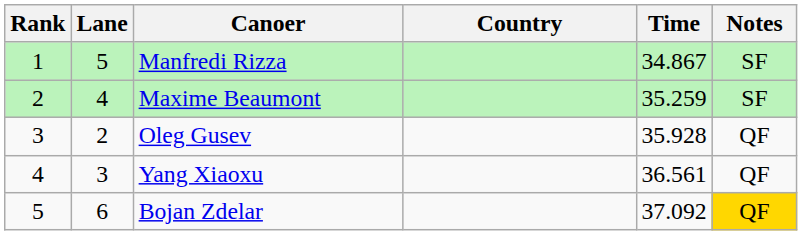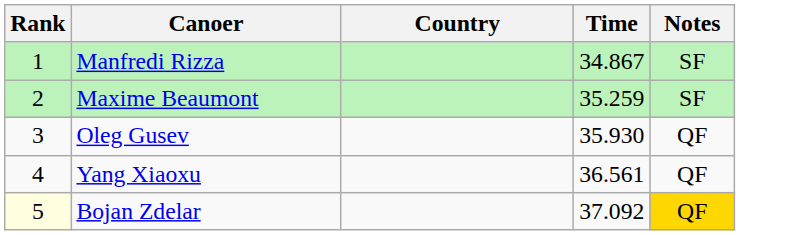- column: (102, 23)
(674, 135) 35.928 -> (612, 135) 35.930
(38, 211) no background -> (38, 211) lightyellow background
